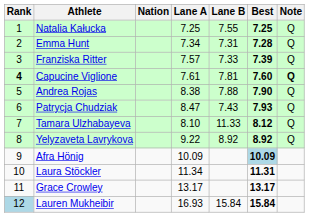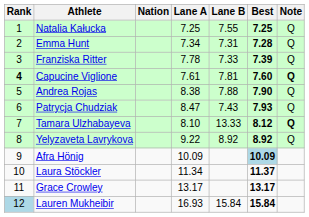(190, 60) 7.57 -> (190, 60) 7.78
(228, 124) 11.33 -> (228, 124) 13.33
(291, 124) normal -> (291, 124) bold
(262, 172) 11.31 -> (262, 172) 11.37
